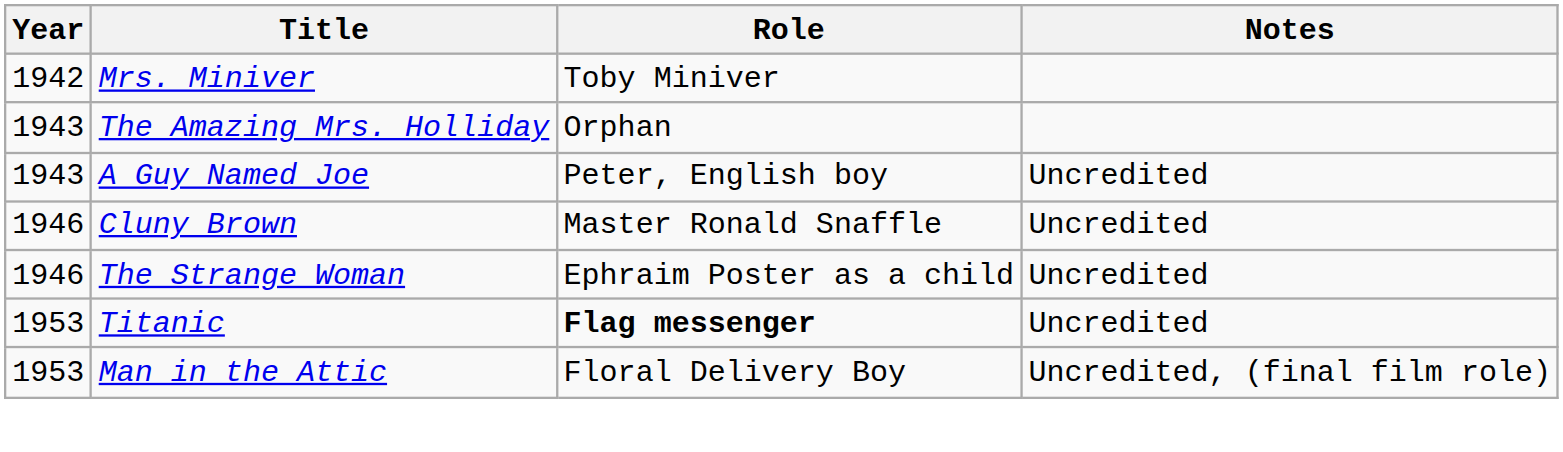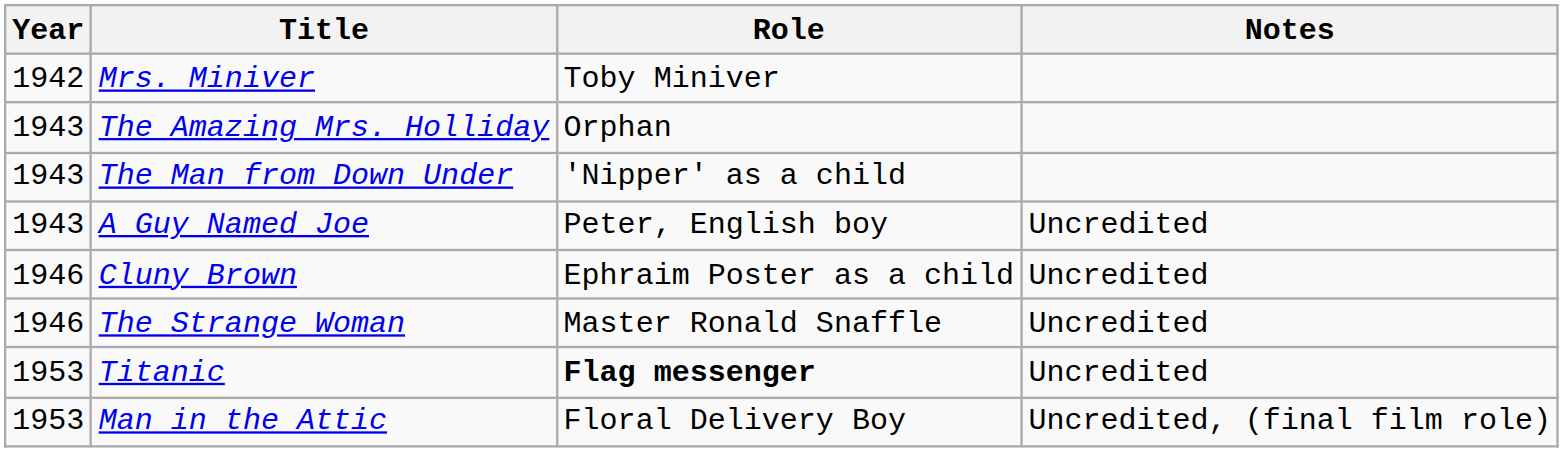+ row: (306, 176)
(753, 225) Master Ronald Snaffle -> (789, 274) Ephraim Poster as a child
(789, 274) Ephraim Poster as a child -> (753, 323) Master Ronald Snaffle
